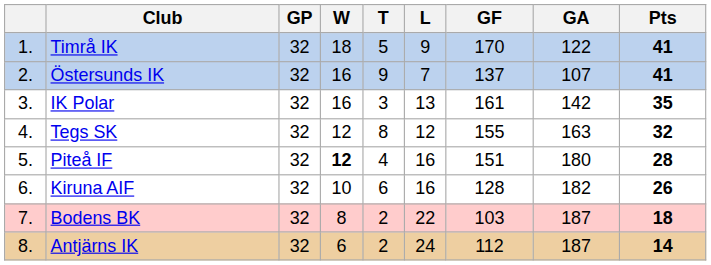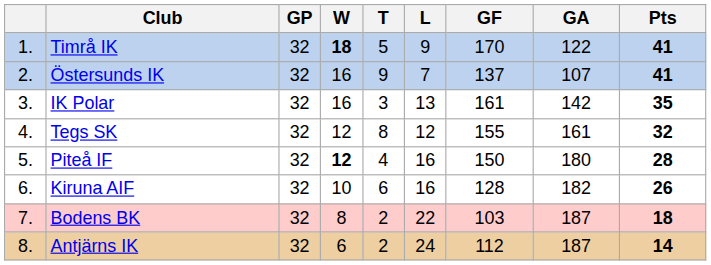(341, 47) normal -> (341, 47) bold
(576, 132) 163 -> (576, 132) 161
(489, 160) 151 -> (489, 160) 150
